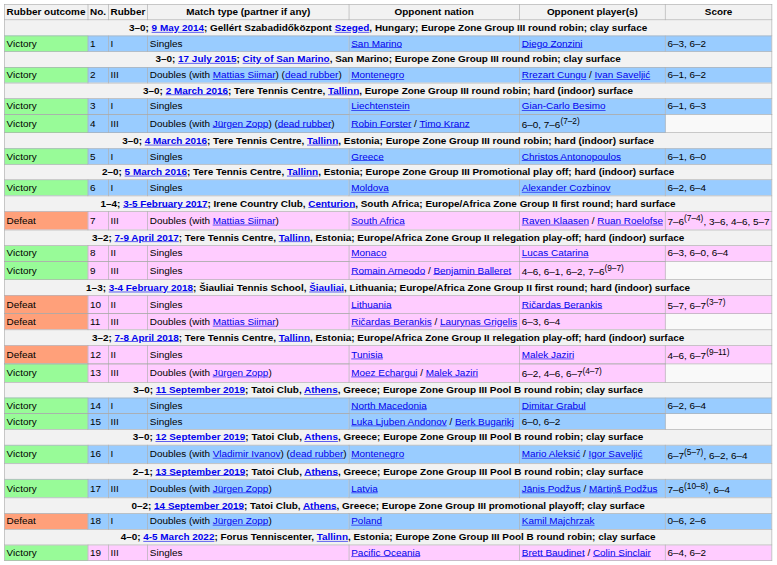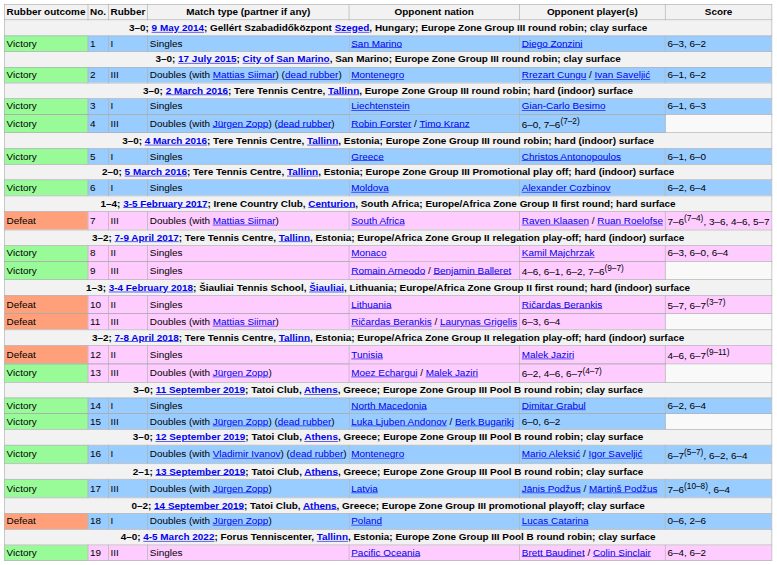(555, 253) Lucas Catarina -> (558, 253) Kamil Majchrzak
(166, 421) Singles -> (242, 421) Doubles (with Jürgen Zopp) (dead rubber)
(558, 521) Kamil Majchrzak -> (555, 521) Lucas Catarina
